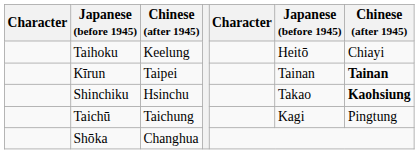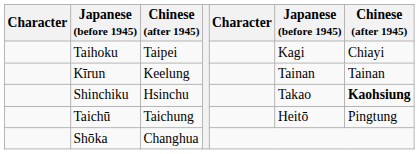(166, 52) Keelung -> (160, 52) Taipei
(293, 52) Heitō -> (291, 52) Kagi
(160, 73) Taipei -> (166, 73) Keelung
(368, 73) bold -> (366, 73) normal
(291, 116) Kagi -> (293, 116) Heitō
